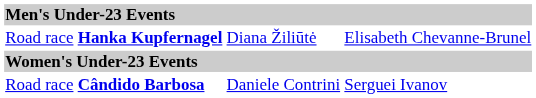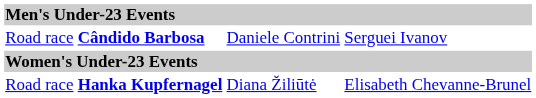rows swapped: (141, 84) <-> (150, 38)
